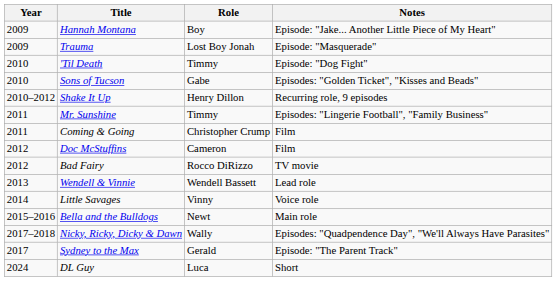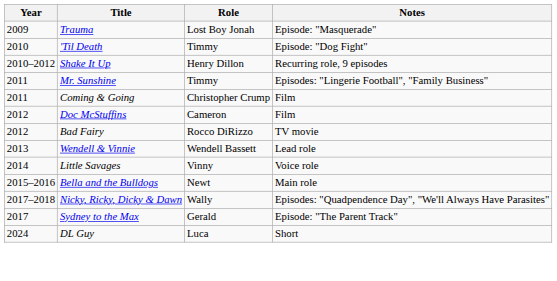- row: (98, 30)
- row: (92, 81)
